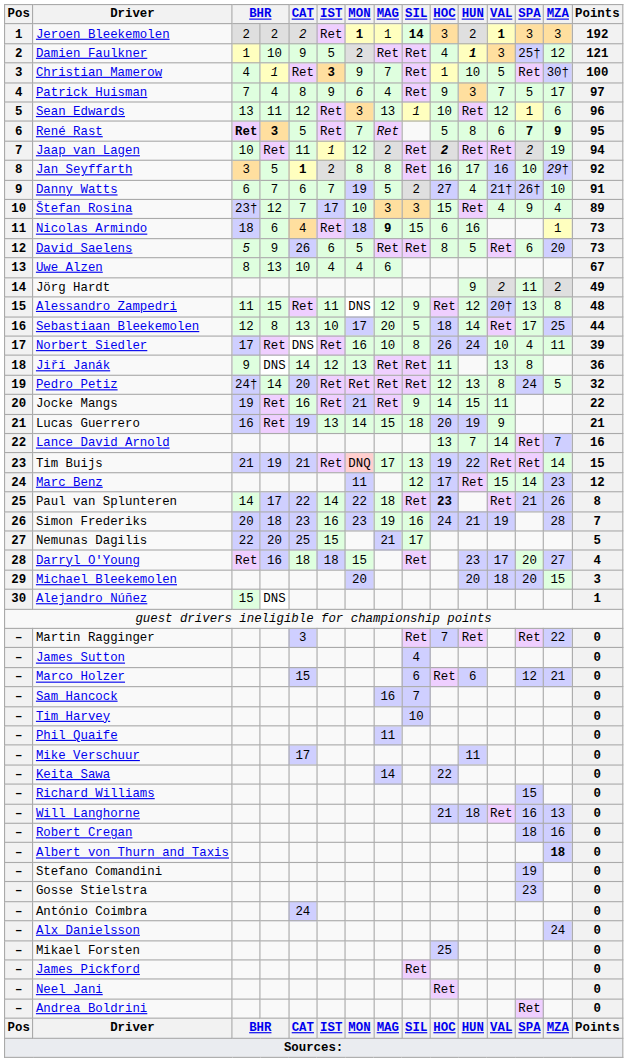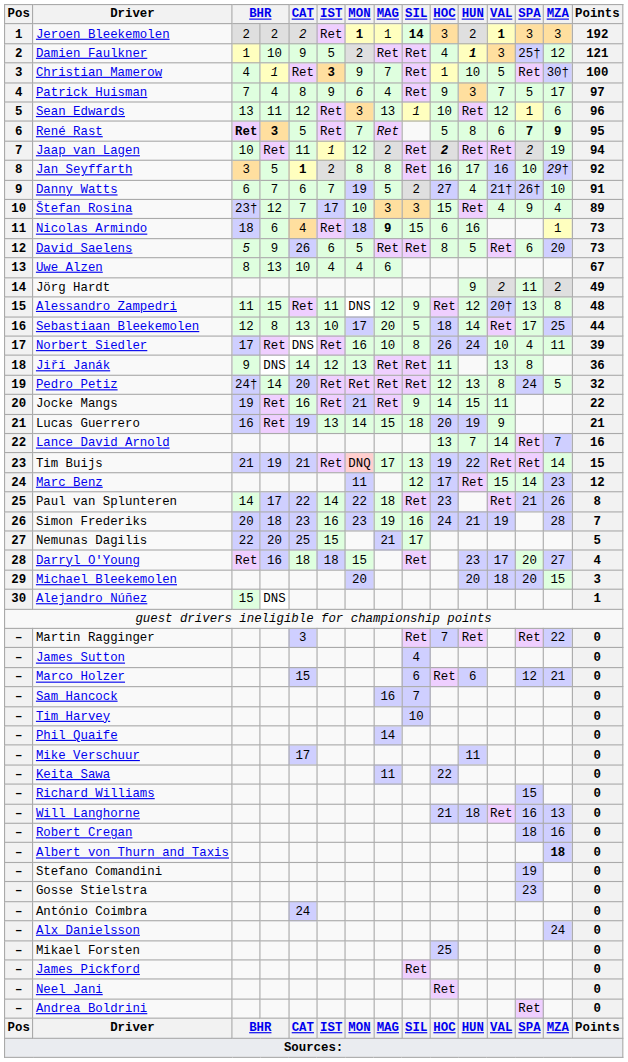(445, 502) bold -> (445, 502) normal
(388, 736) 11 -> (388, 736) 14
(388, 775) 14 -> (388, 775) 11
